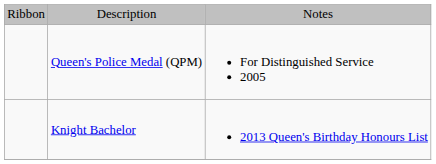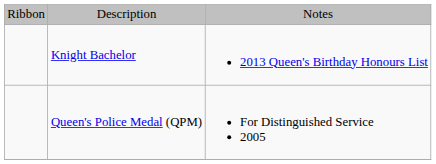rows swapped: (93, 129) <-> (127, 62)
